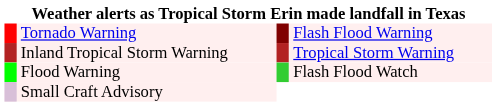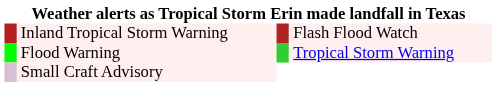- row: (77, 33)
(372, 52) Tropical Storm Warning -> (353, 33) Flash Flood Watch
(353, 72) Flash Flood Watch -> (372, 52) Tropical Storm Warning
